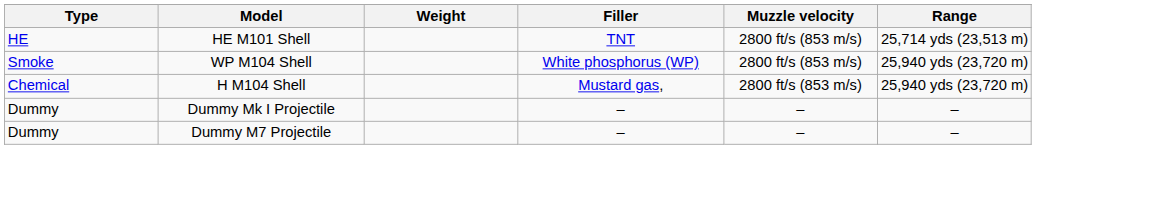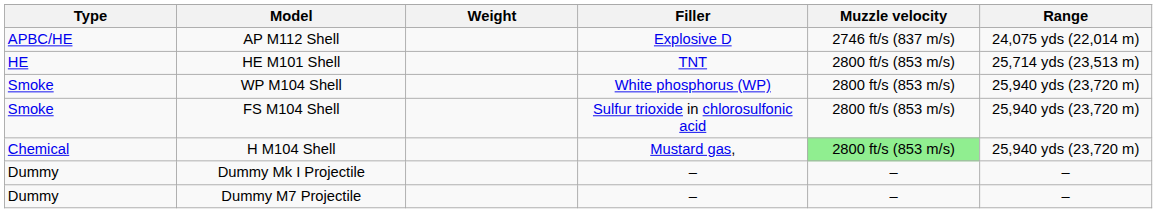+ row: (291, 39)
+ row: (291, 109)
(800, 86) no background -> (894, 149) lightgreen background
